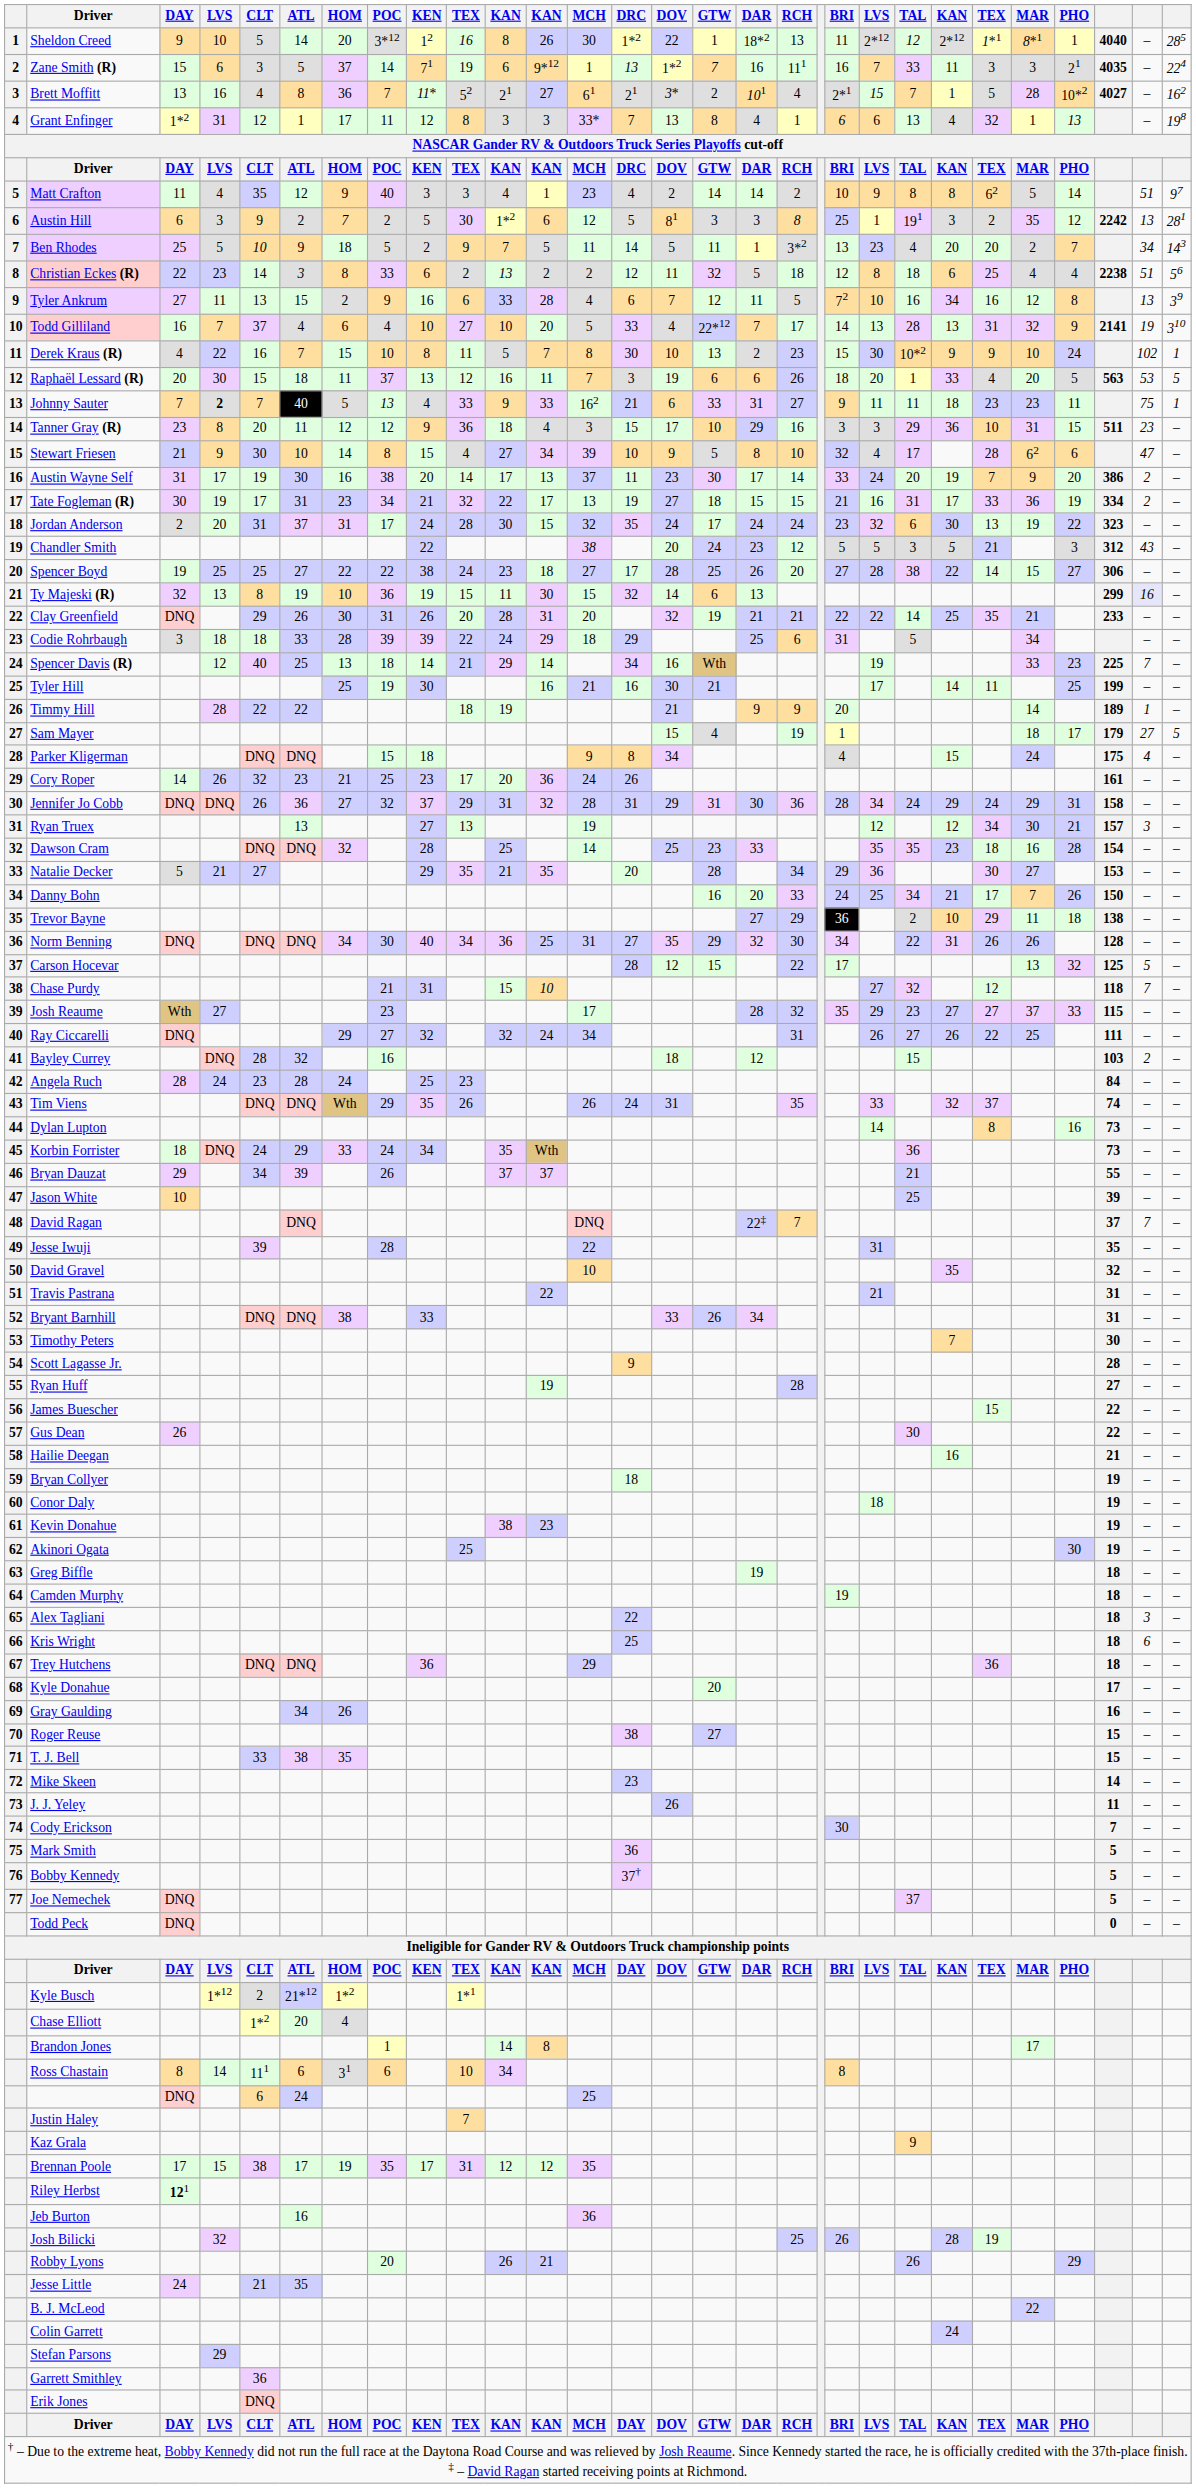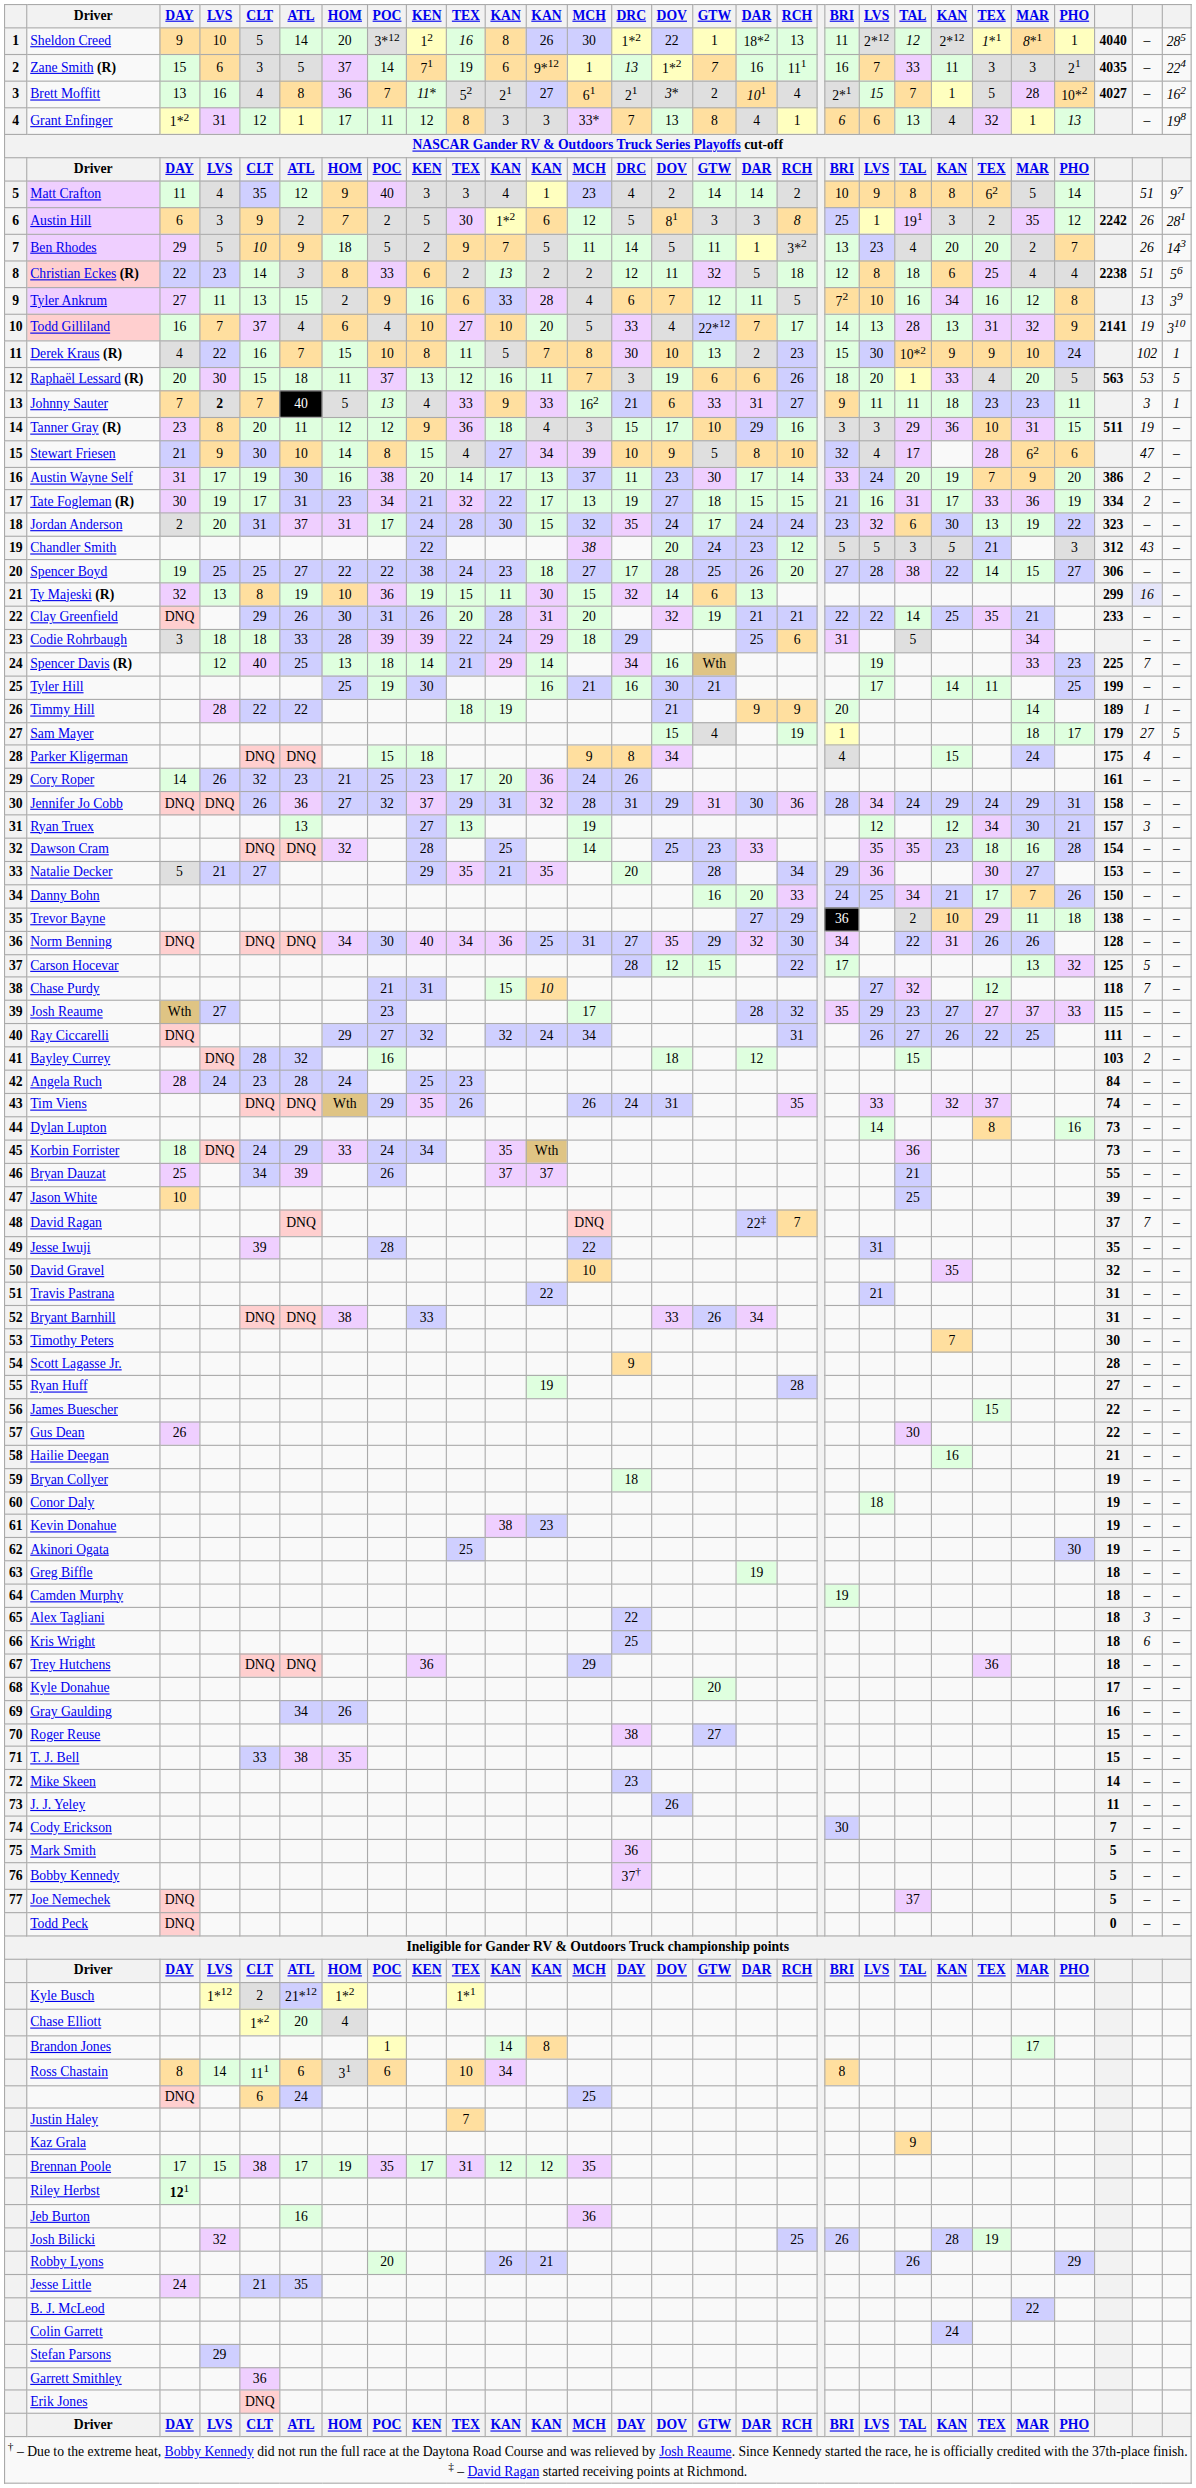(1147, 220) 13 -> (1147, 220) 26
(180, 247) 25 -> (180, 247) 29
(1147, 247) 34 -> (1147, 247) 26
(1147, 403) 75 -> (1147, 403) 3
(1147, 428) 23 -> (1147, 428) 19
(180, 1174) 29 -> (180, 1174) 25
